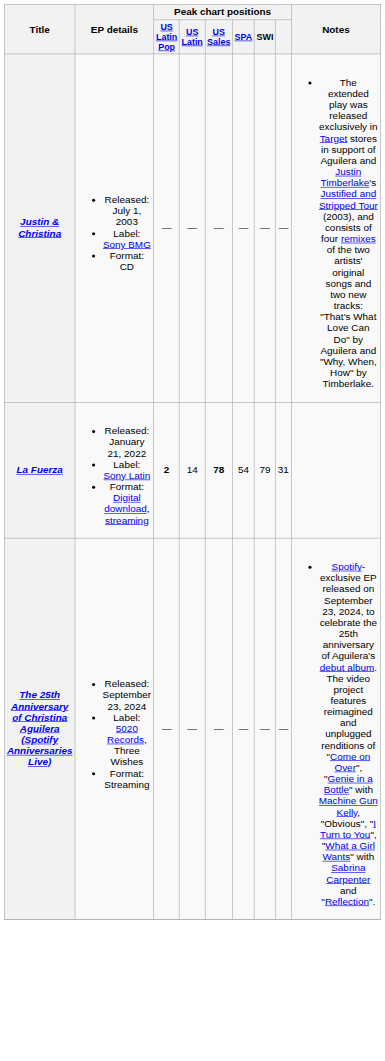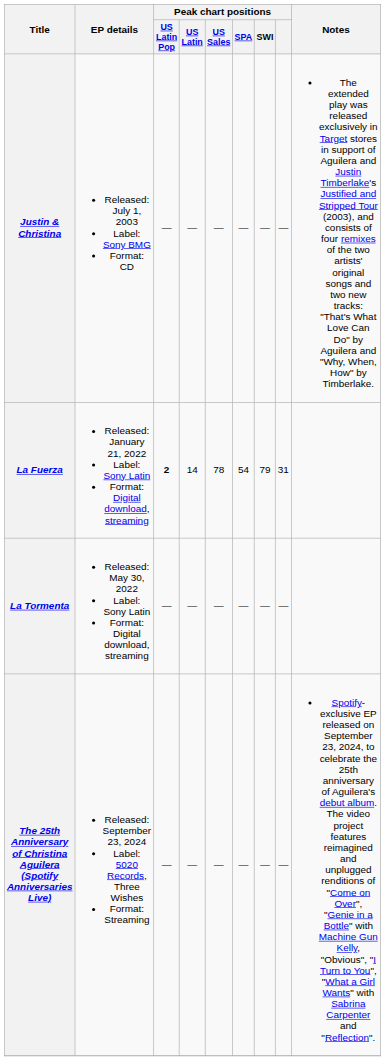(219, 470) bold -> (219, 470) normal
+ row: (40, 606)
